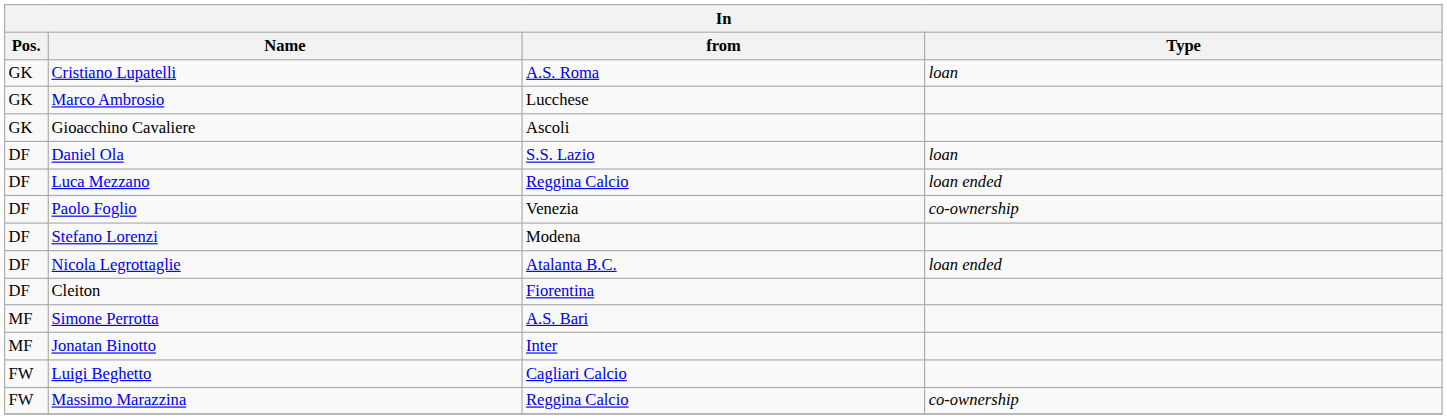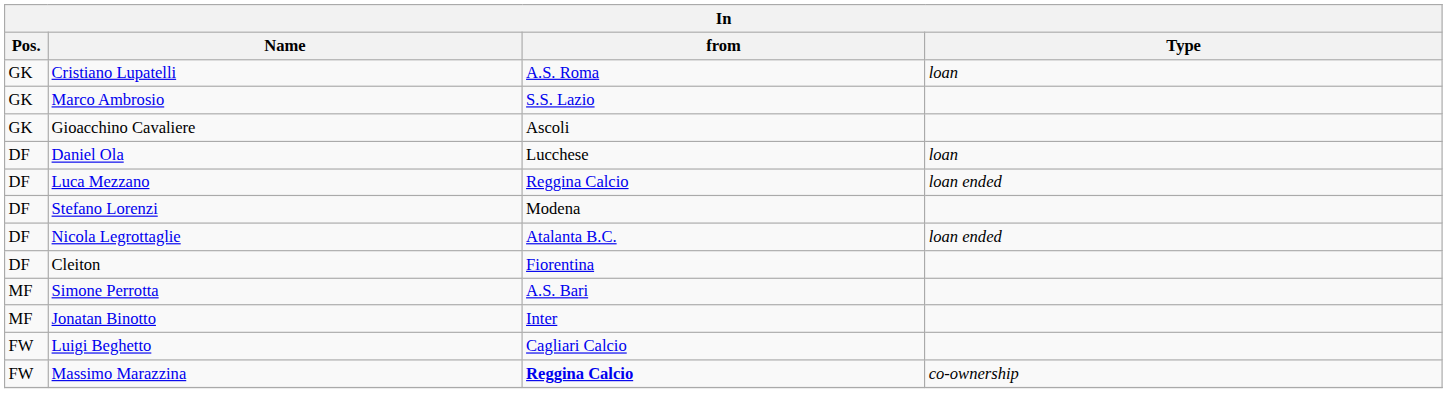(557, 100) Lucchese -> (560, 100) S.S. Lazio
(560, 155) S.S. Lazio -> (557, 155) Lucchese
- row: (94, 209)
(577, 400) normal -> (580, 373) bold
